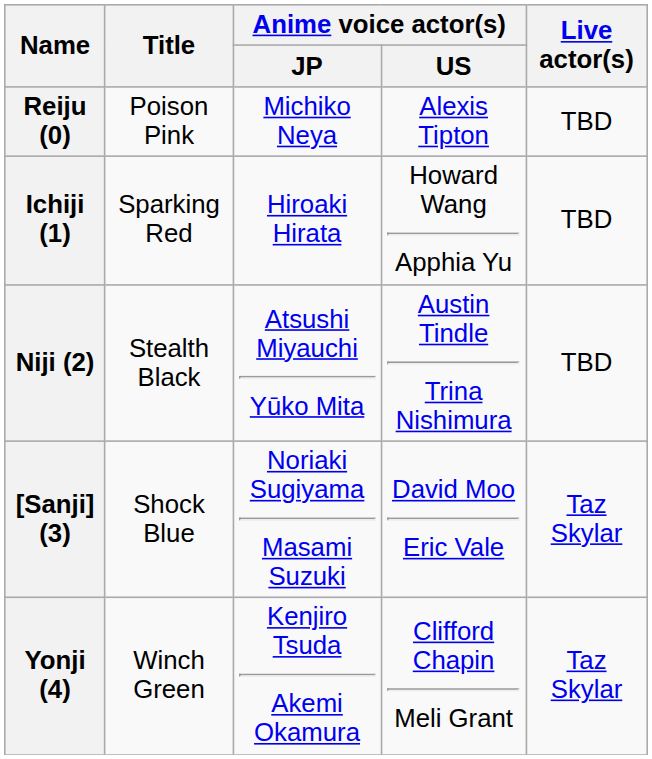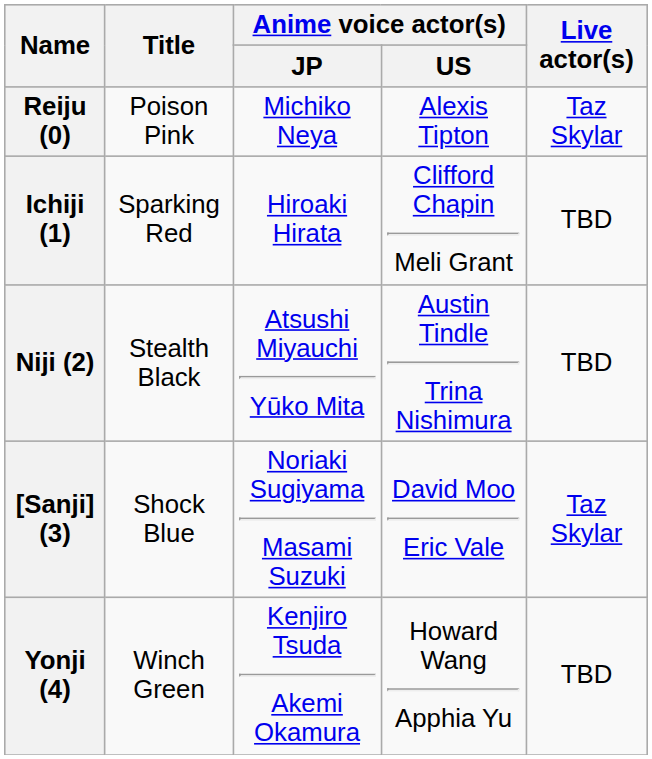(586, 121) TBD -> (587, 121) Taz Skylar
(454, 219) Howard Wang Apphia Yu -> (454, 219) Clifford Chapin Meli Grant
(454, 675) Clifford Chapin Meli Grant -> (454, 675) Howard Wang Apphia Yu
(587, 675) Taz Skylar -> (586, 675) TBD
